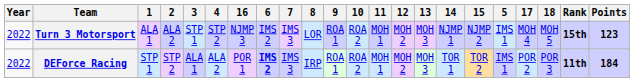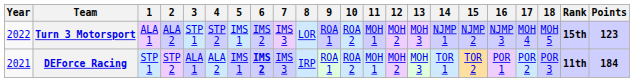columns swapped: (504, 12) <-> (242, 12)
(19, 63) 2022 -> (19, 63) 2021
